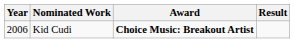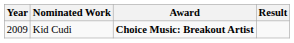(17, 29) 2006 -> (17, 29) 2009
